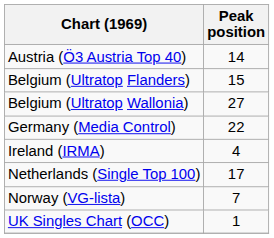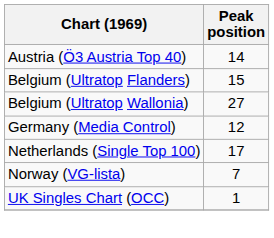(236, 127) 22 -> (236, 127) 12
- row: (56, 151)
